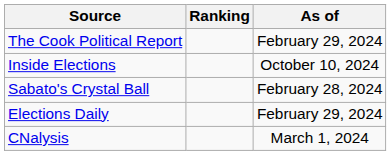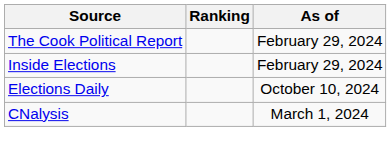(320, 65) October 10, 2024 -> (320, 65) February 29, 2024
- row: (79, 89)
(320, 114) February 29, 2024 -> (320, 89) October 10, 2024
